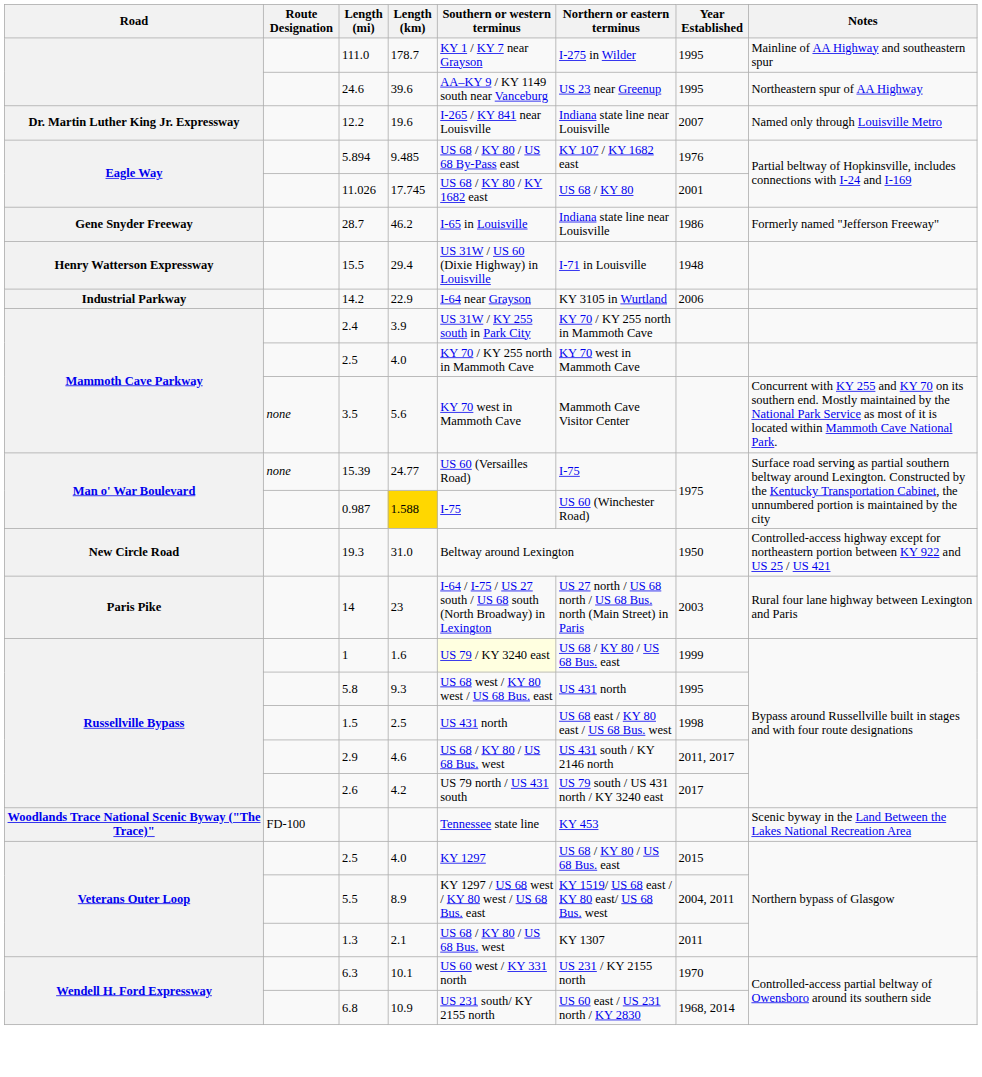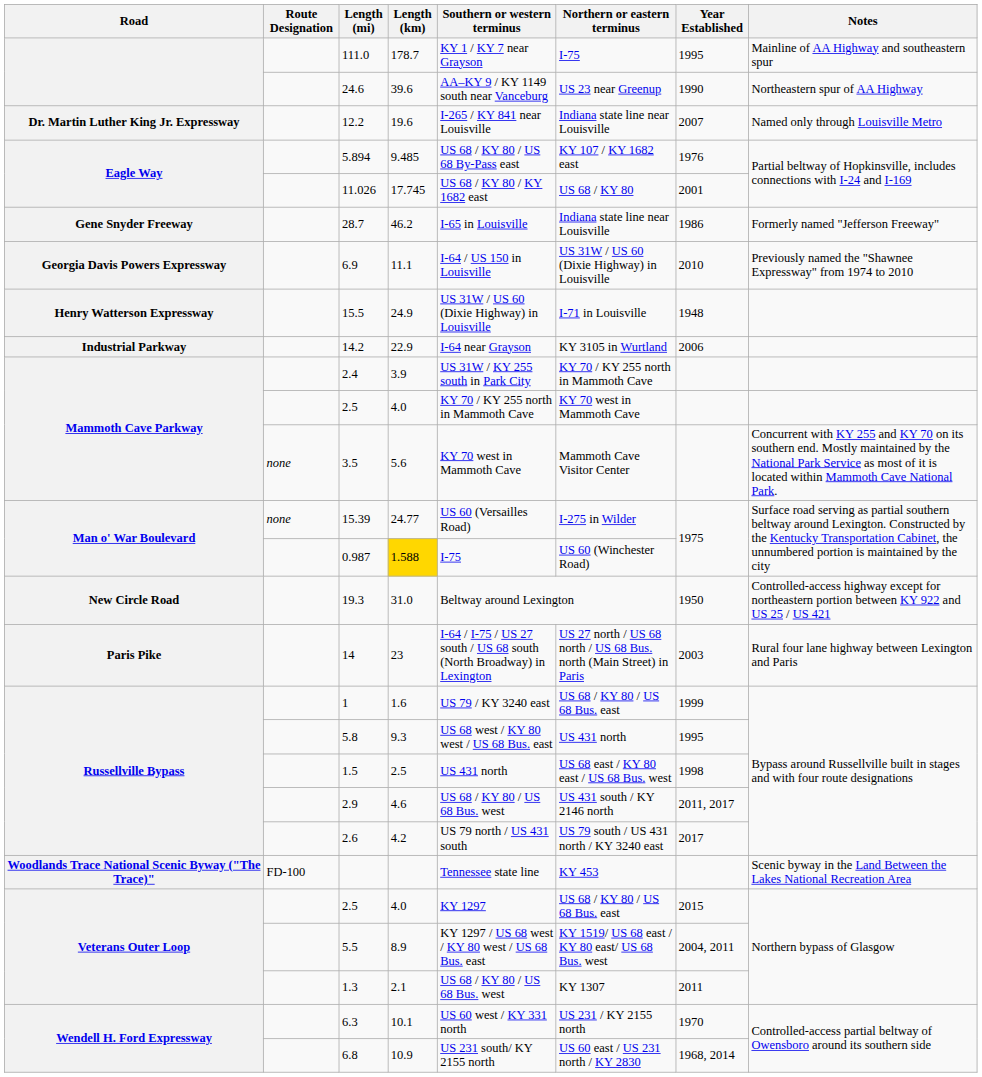(597, 55) I-275 in Wilder -> (569, 55) I-75
(691, 89) 1995 -> (691, 89) 1990
+ row: (134, 265)
(402, 265) 29.4 -> (402, 313) 24.9
(569, 471) I-75 -> (597, 519) I-275 in Wilder
(495, 655) lightyellow background -> (495, 703) no background
